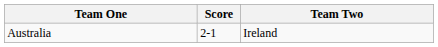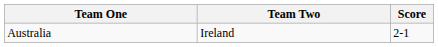columns swapped: (337, 14) <-> (219, 14)
